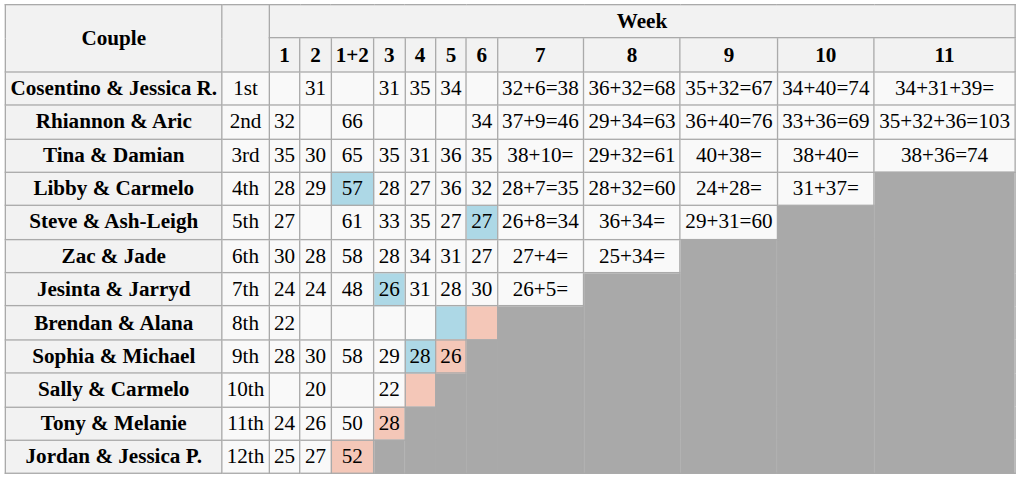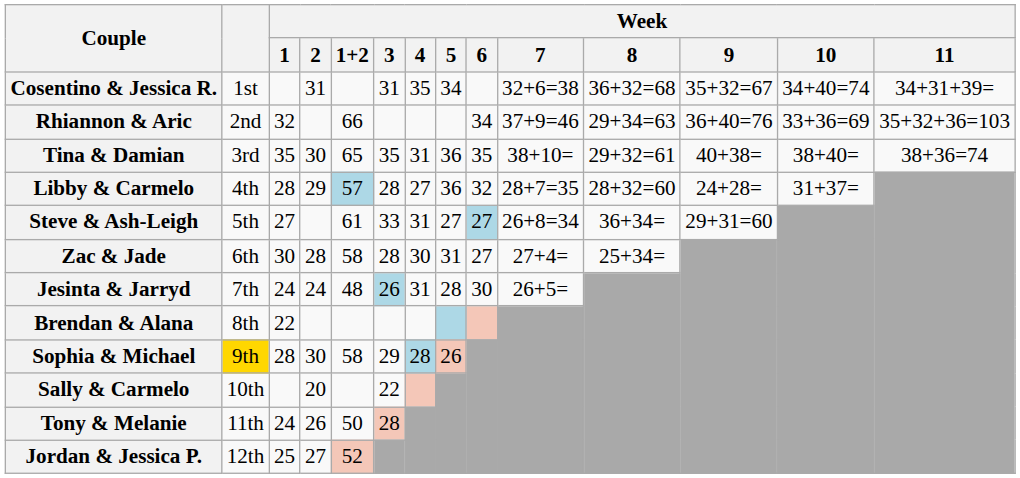(420, 222) 35 -> (420, 222) 31
(420, 255) 34 -> (420, 255) 30
(246, 356) no background -> (246, 356) gold background
